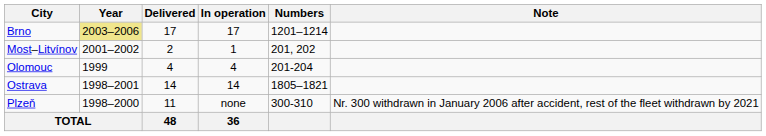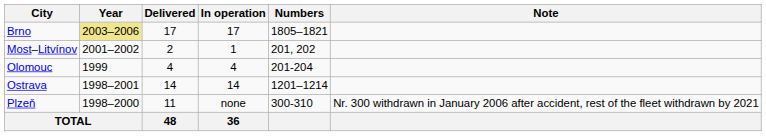(299, 31) 1201–1214 -> (299, 31) 1805–1821
(299, 85) 1805–1821 -> (299, 85) 1201–1214
